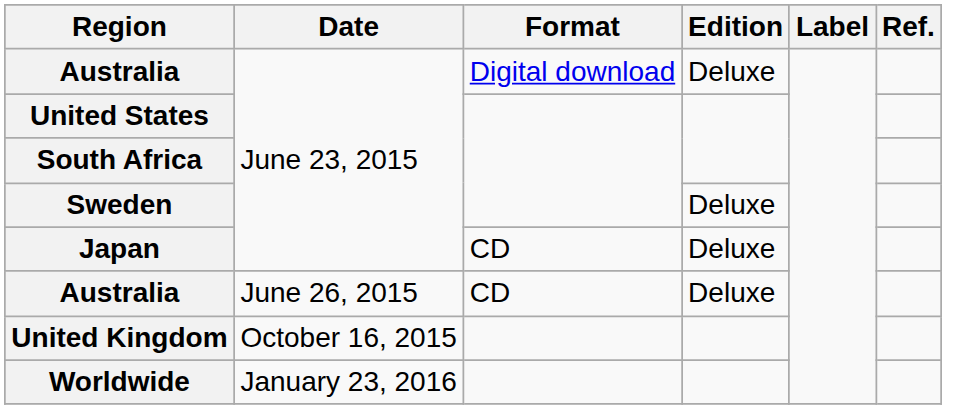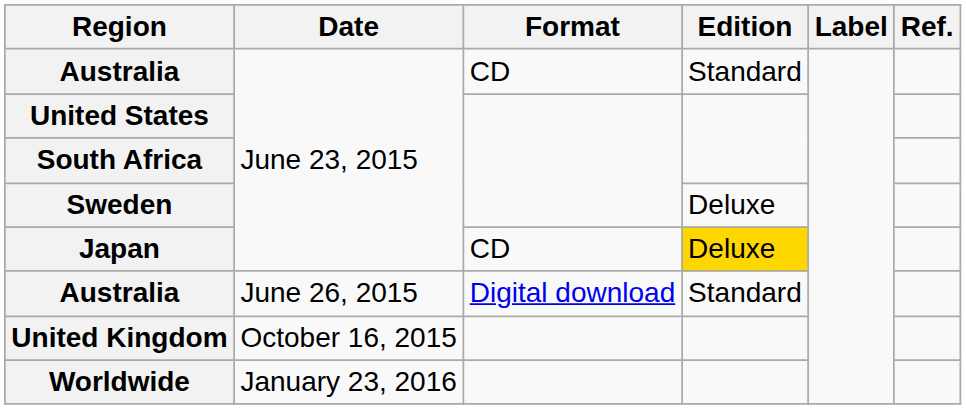(572, 71) Digital download -> (490, 71) CD
(732, 71) Deluxe -> (745, 71) Standard
(732, 248) no background -> (732, 248) gold background
(490, 293) CD -> (572, 293) Digital download
(732, 293) Deluxe -> (745, 293) Standard
